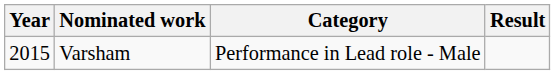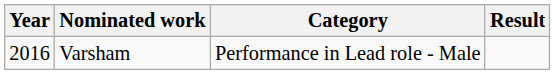(30, 52) 2015 -> (30, 52) 2016
